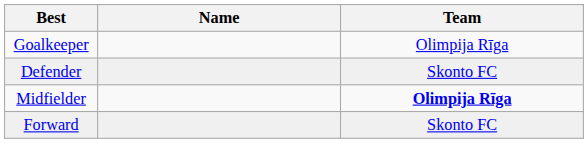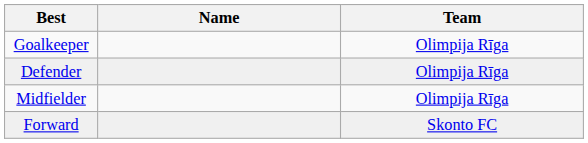(462, 71) Skonto FC -> (462, 71) Olimpija Rīga
(462, 98) bold -> (462, 98) normal
